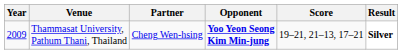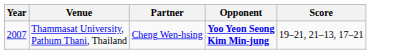- column: (382, 13)
(17, 35) 2009 -> (17, 35) 2007
